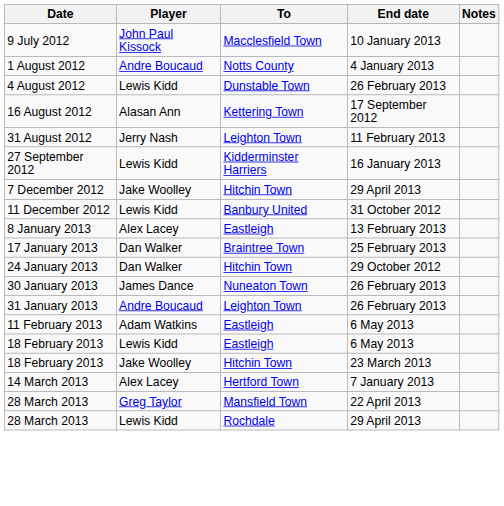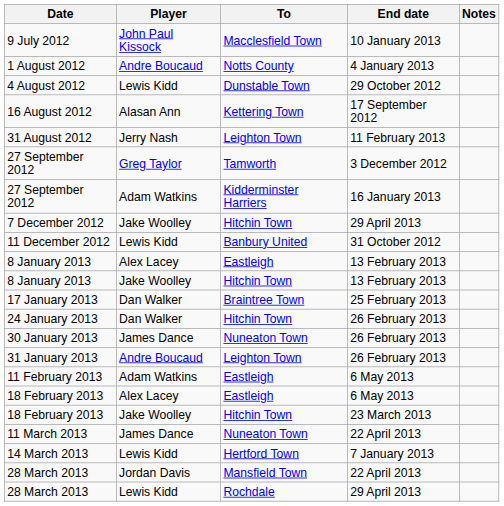(398, 86) 26 February 2013 -> (395, 86) 29 October 2012
+ row: (45, 164)
(148, 164) Lewis Kidd -> (158, 197) Adam Watkins
+ row: (49, 280)
(395, 267) 29 October 2012 -> (398, 319) 26 February 2013
(148, 344) Lewis Kidd -> (149, 396) Alex Lacey
+ row: (47, 434)
(149, 382) Alex Lacey -> (148, 454) Lewis Kidd
(150, 402) Greg Taylor -> (155, 473) Jordan Davis
